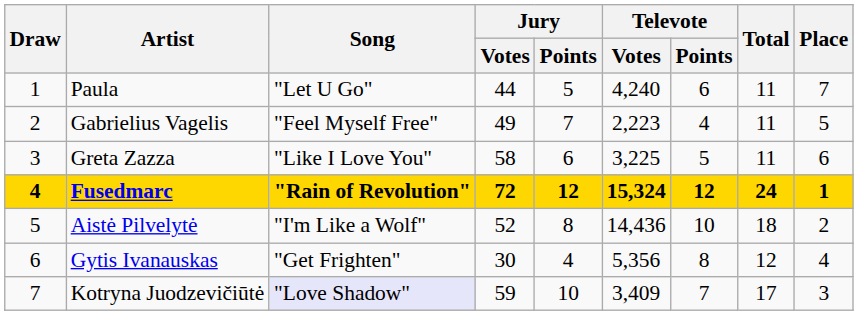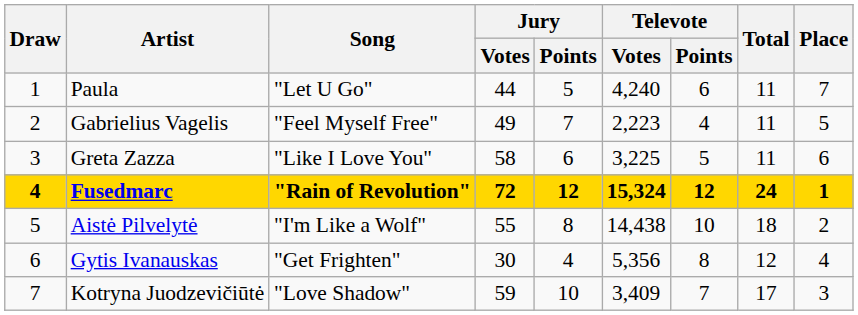(505, 225) 52 -> (505, 225) 55
(636, 225) 14,436 -> (636, 225) 14,438
(342, 293) lavender background -> (342, 293) no background
